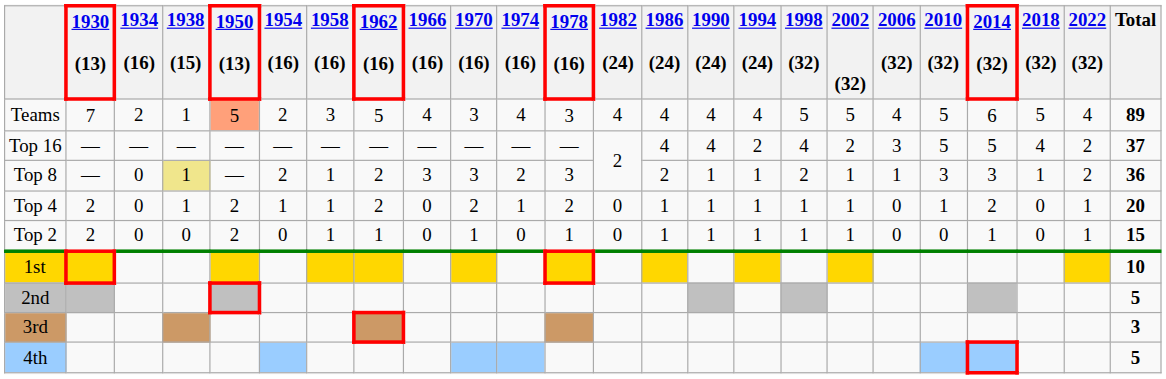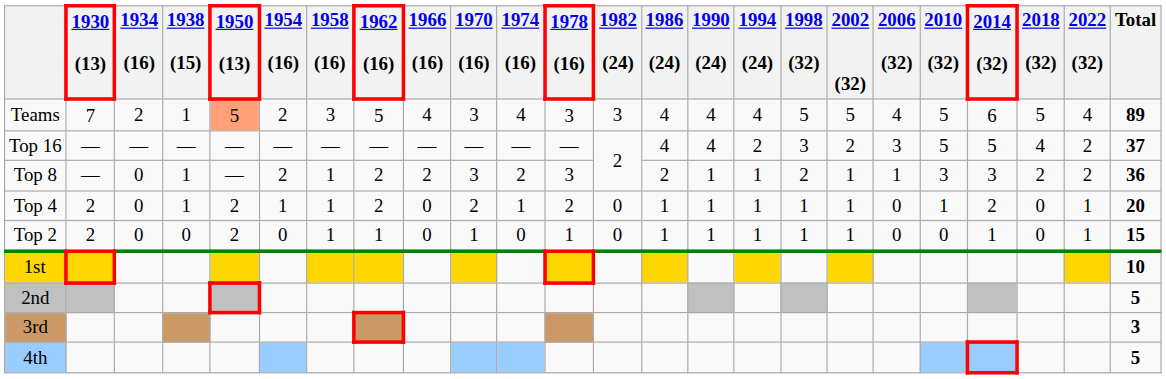(617, 114) 4 -> (617, 114) 3
(804, 145) 4 -> (804, 145) 3
(186, 175) khaki background -> (186, 175) no background
(427, 175) 3 -> (427, 175) 2
(1040, 175) 1 -> (1040, 175) 2
